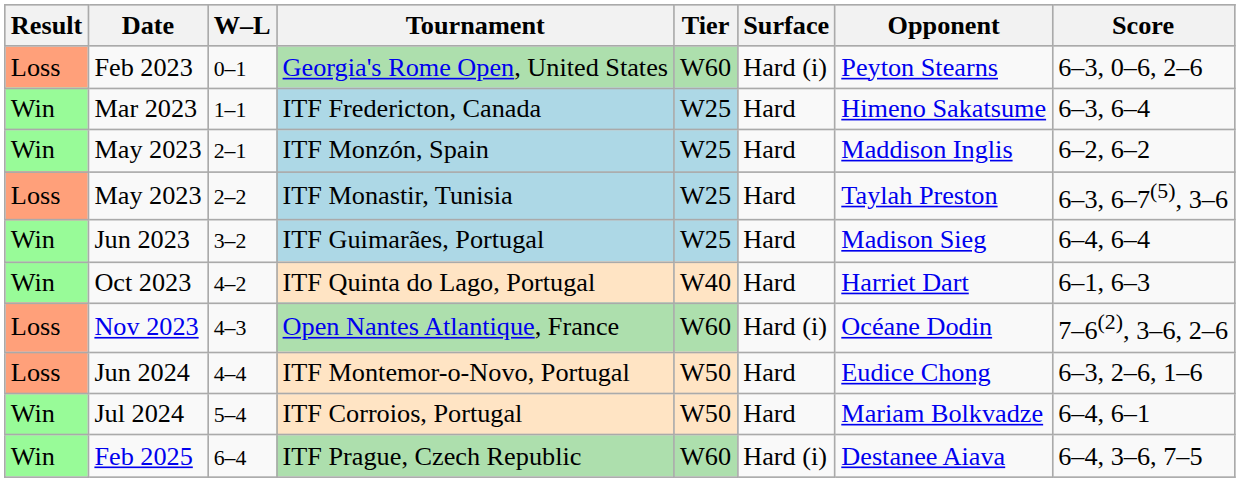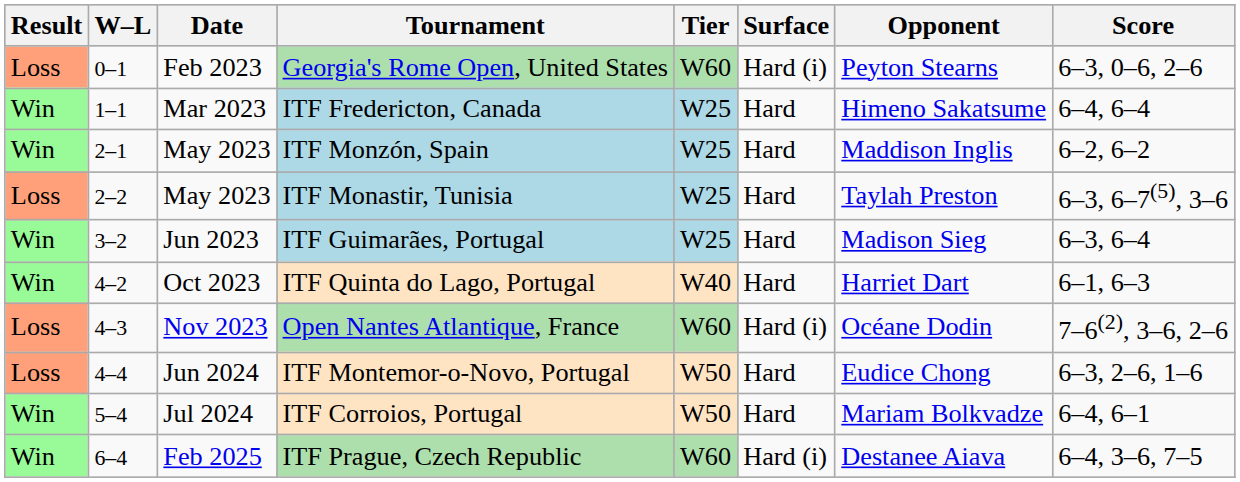columns swapped: (242, 25) <-> (148, 25)
(1104, 108) 6–3, 6–4 -> (1104, 108) 6–4, 6–4
(1104, 240) 6–4, 6–4 -> (1104, 240) 6–3, 6–4
